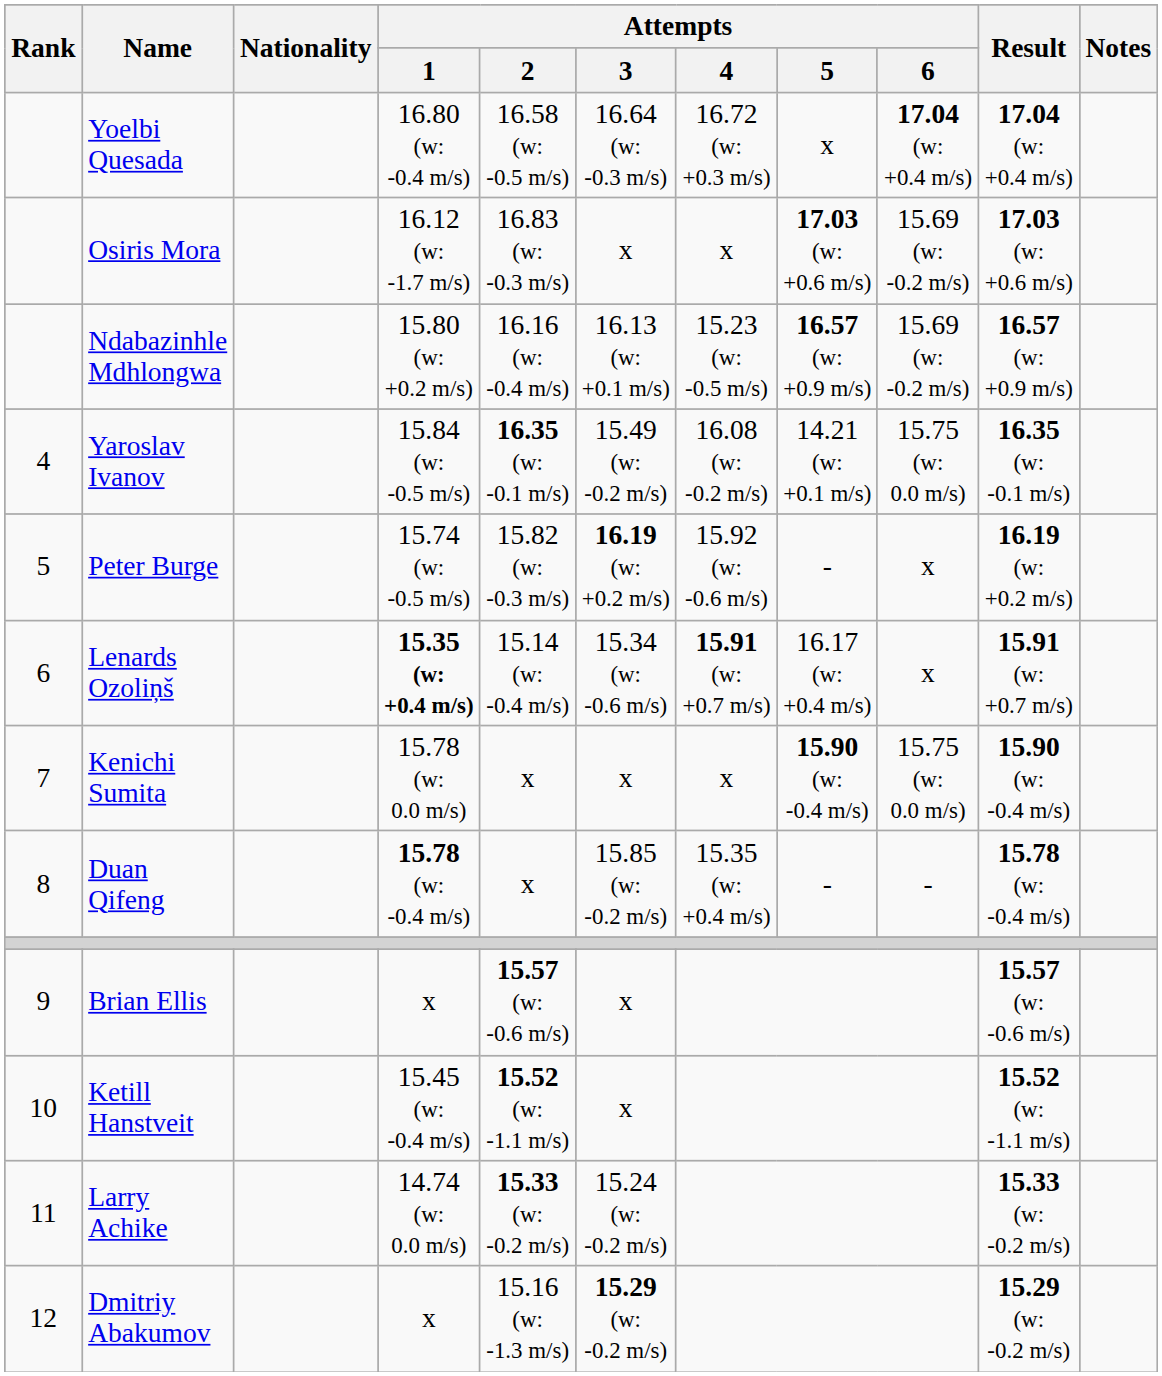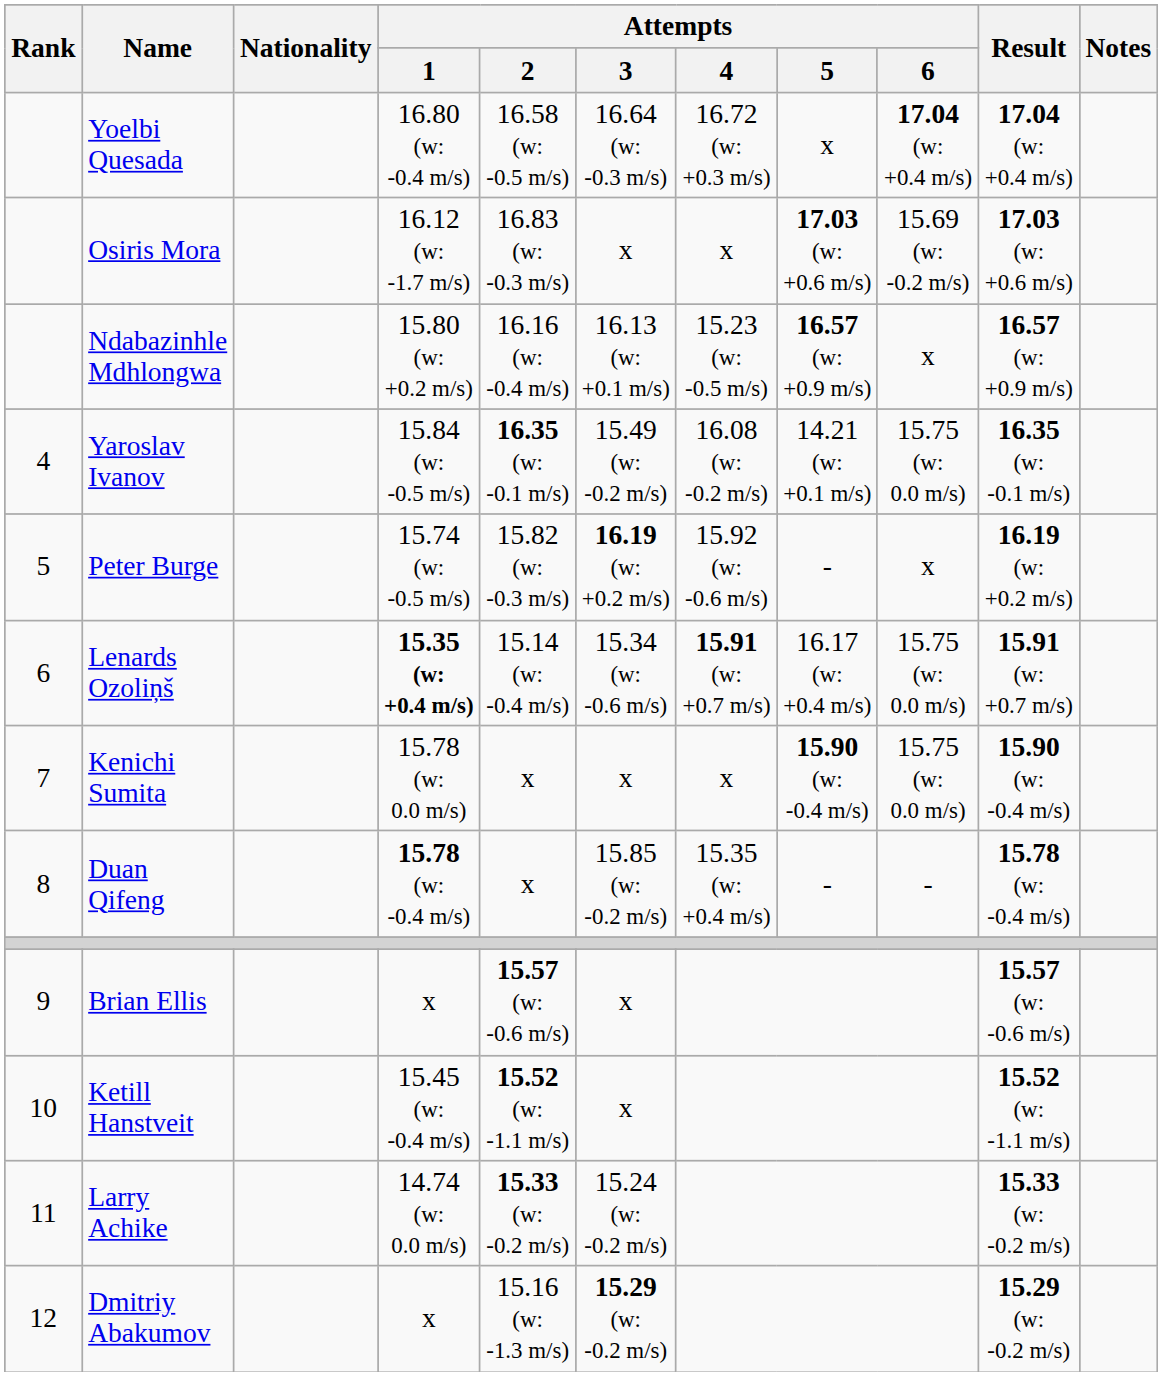(928, 355) 15.69 (w: -0.2 m/s) -> (928, 355) x
(928, 672) x -> (928, 672) 15.75 (w: 0.0 m/s)
